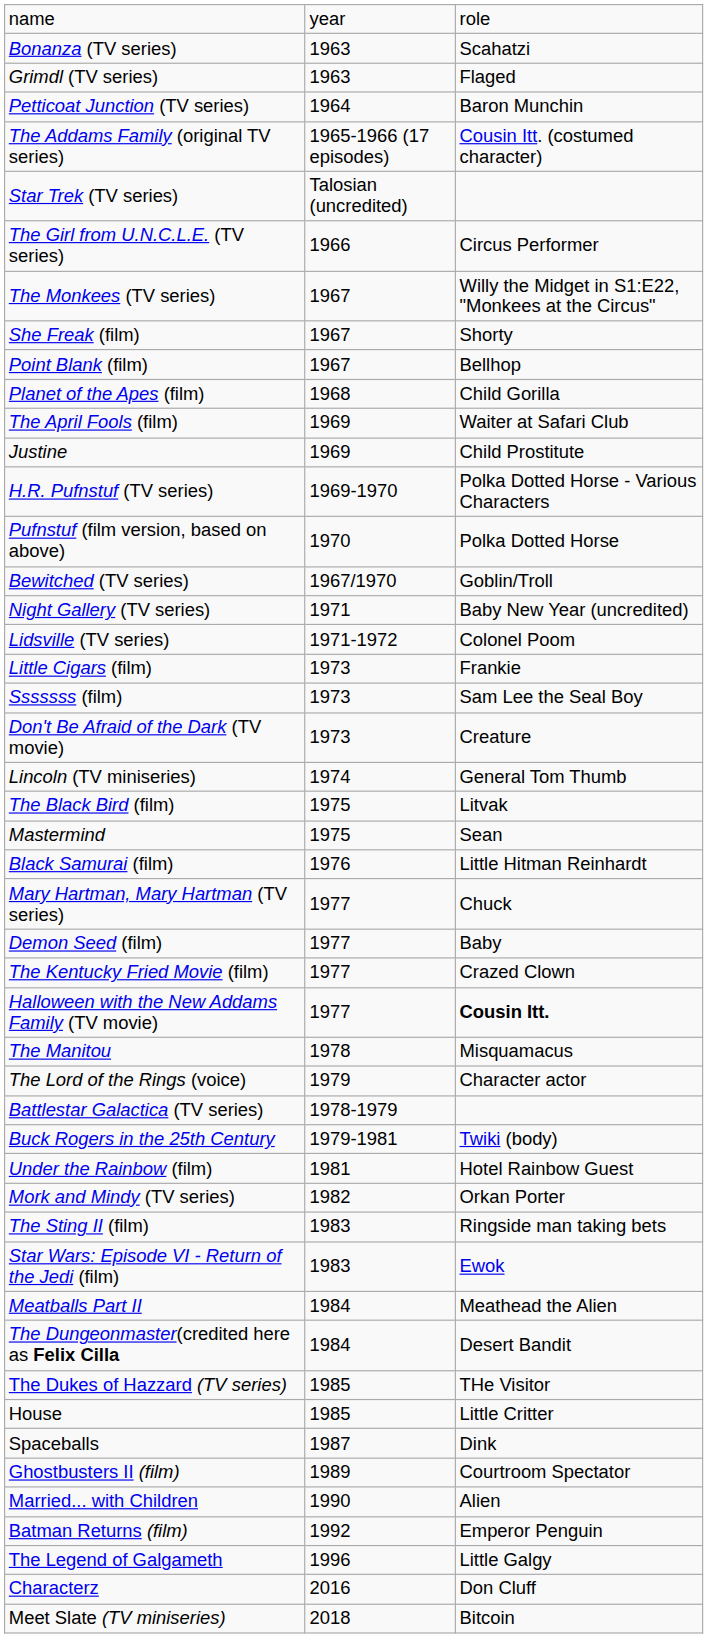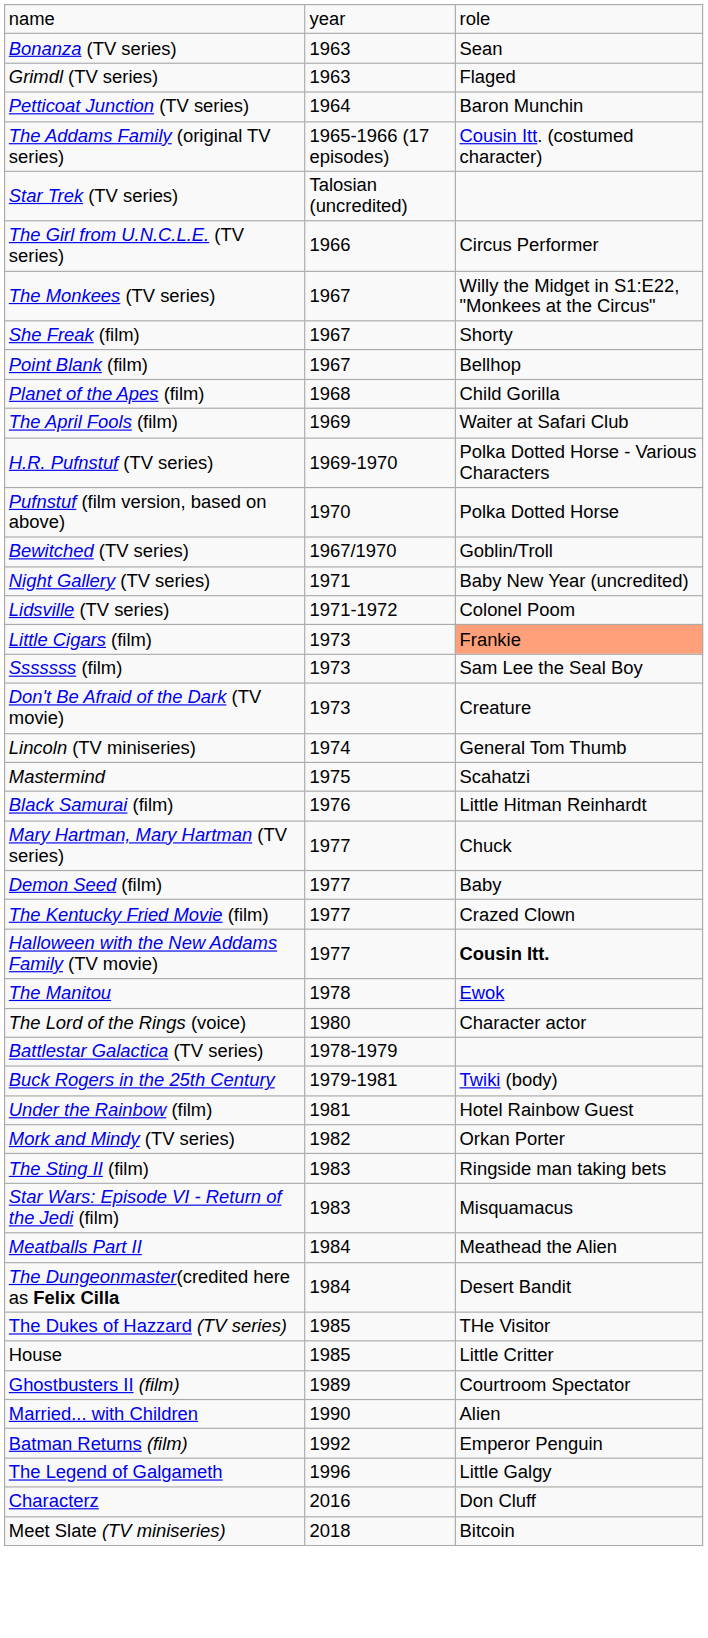(495, 48) Scahatzi -> (481, 48) Sean
- row: (38, 452)
(490, 668) no background -> (490, 639) lightsalmon background
- row: (92, 805)
(481, 835) Sean -> (495, 776) Scahatzi
(516, 1051) Misquamacus -> (482, 993) Ewok
(330, 1080) 1979 -> (330, 1022) 1980
(482, 1266) Ewok -> (516, 1207) Misquamacus
- row: (54, 1443)
